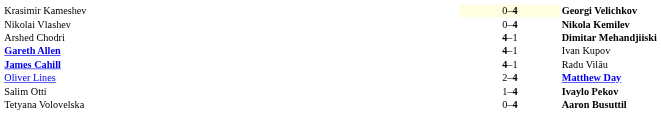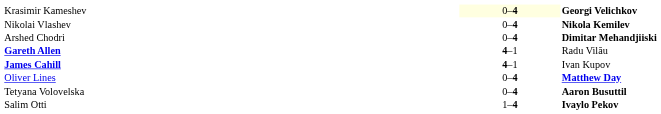(510, 38) 4–1 -> (510, 38) 0–4
(586, 51) Ivan Kupov -> (585, 51) Radu Vilău
(585, 64) Radu Vilău -> (586, 64) Ivan Kupov
(510, 78) 2–4 -> (510, 78) 0–4
rows swapped: (25, 91) <-> (44, 105)
